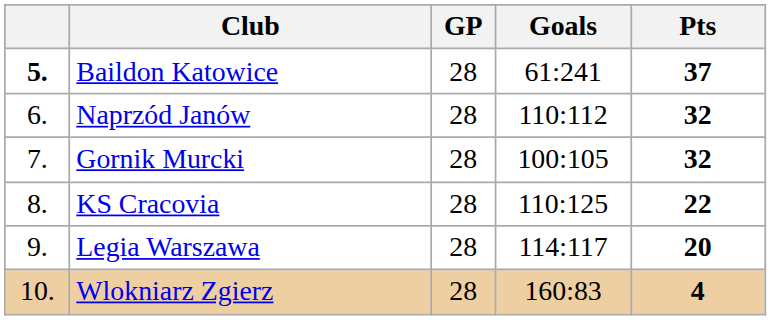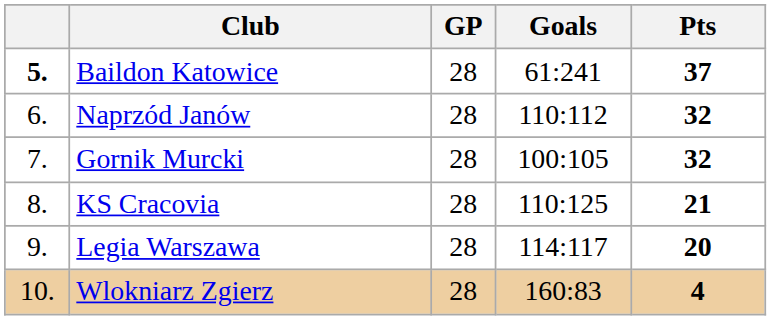(698, 203) 22 -> (698, 203) 21
